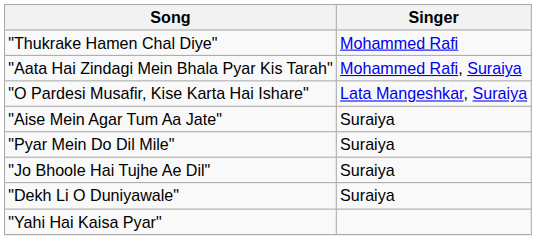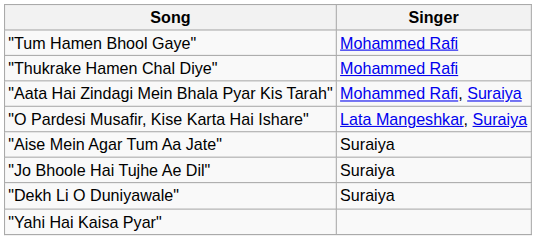+ row: (102, 43)
- row: (91, 145)
